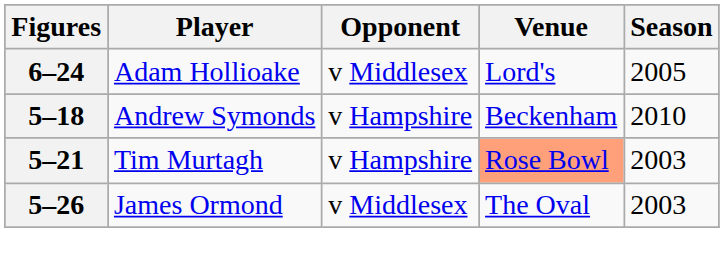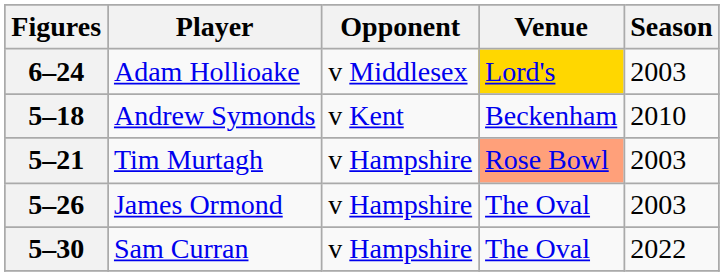(520, 71) no background -> (520, 71) gold background
(658, 71) 2005 -> (658, 71) 2003
(400, 115) v Hampshire -> (366, 115) v Kent
(398, 204) v Middlesex -> (400, 204) v Hampshire
+ row: (56, 248)
